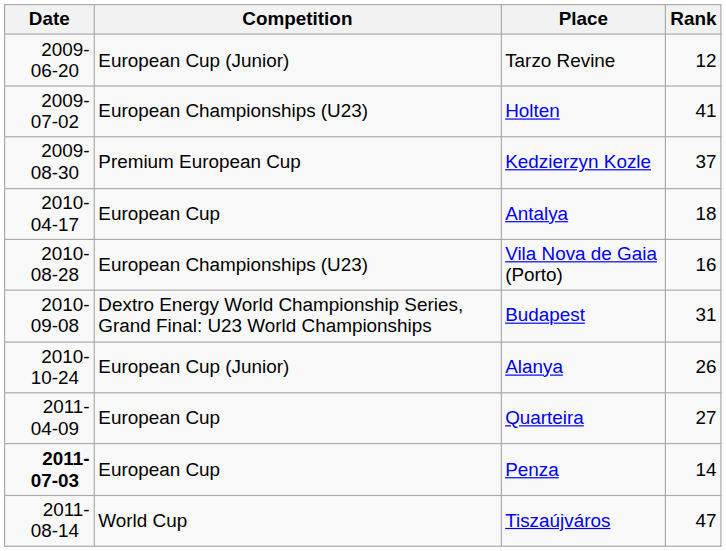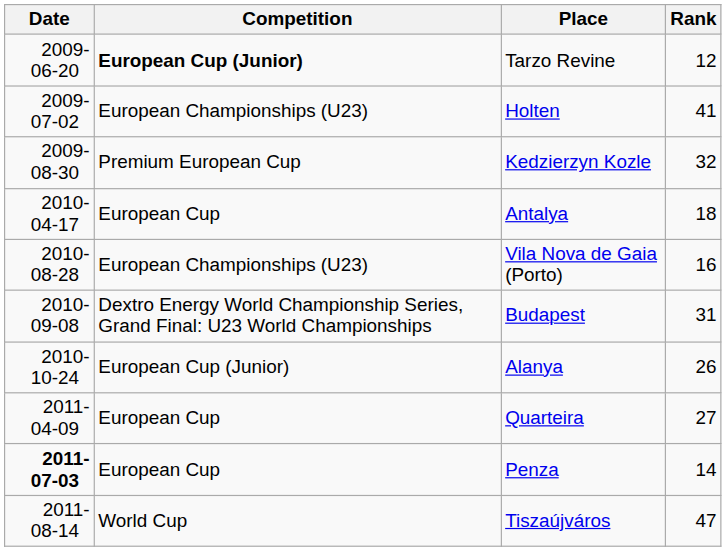(194, 60) normal -> (201, 60) bold
(706, 162) 37 -> (706, 162) 32
